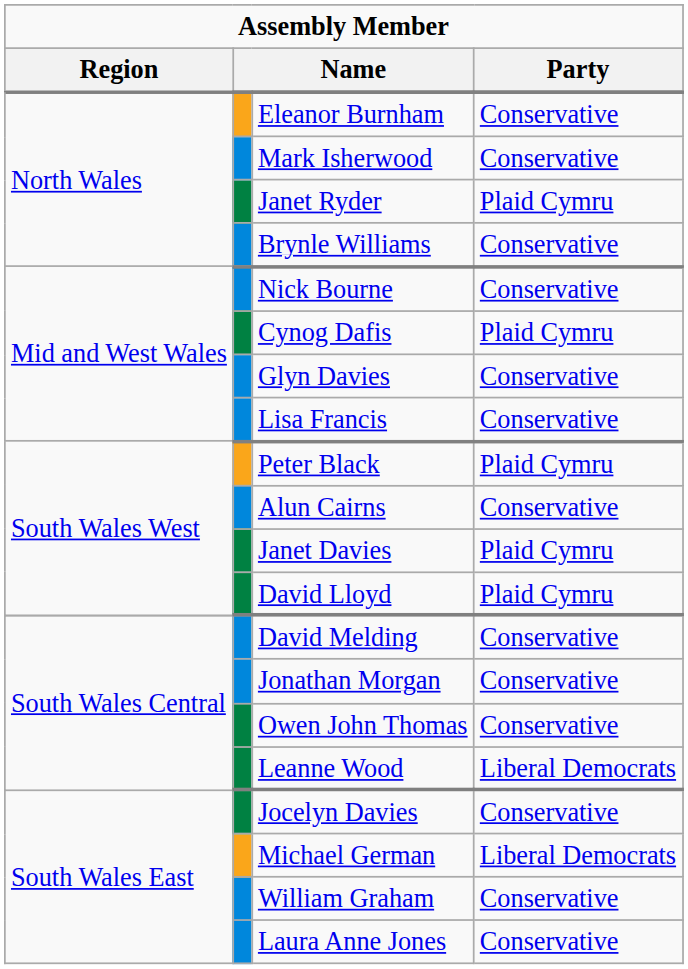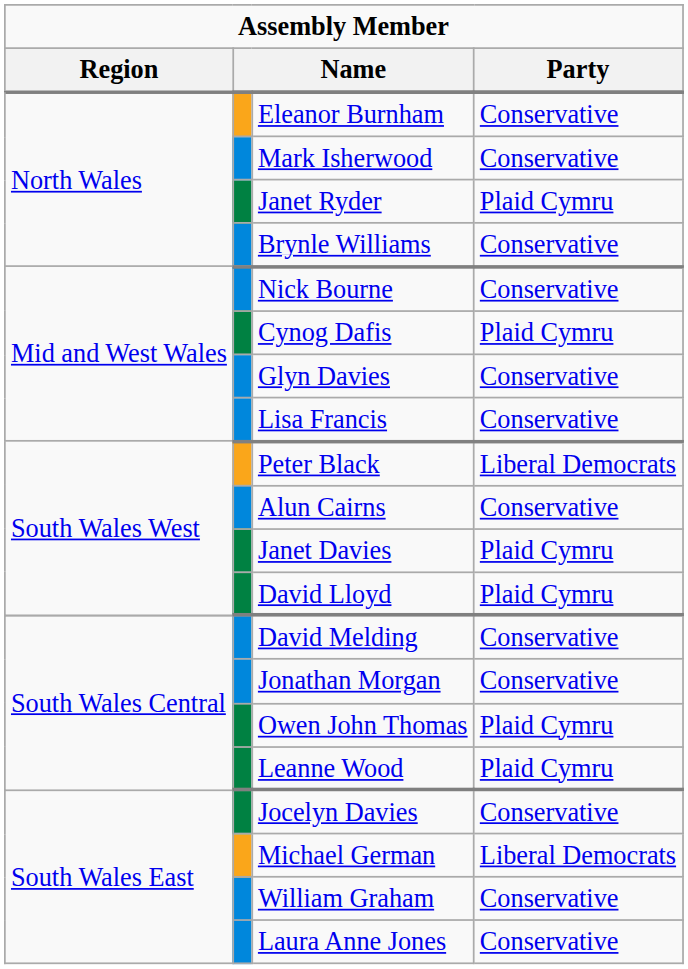(547, 463) Plaid Cymru -> (578, 463) Liberal Democrats
(549, 724) Conservative -> (547, 724) Plaid Cymru
(578, 767) Liberal Democrats -> (547, 767) Plaid Cymru
